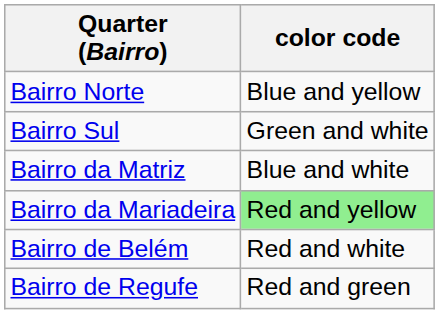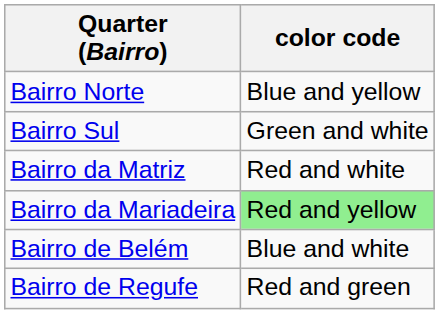(328, 170) Blue and white -> (326, 170) Red and white
(326, 248) Red and white -> (328, 248) Blue and white
